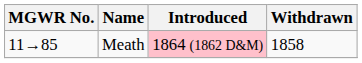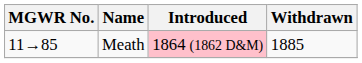(287, 44) 1858 -> (287, 44) 1885
